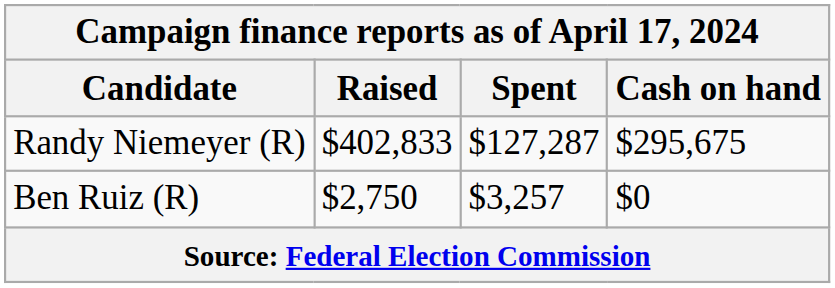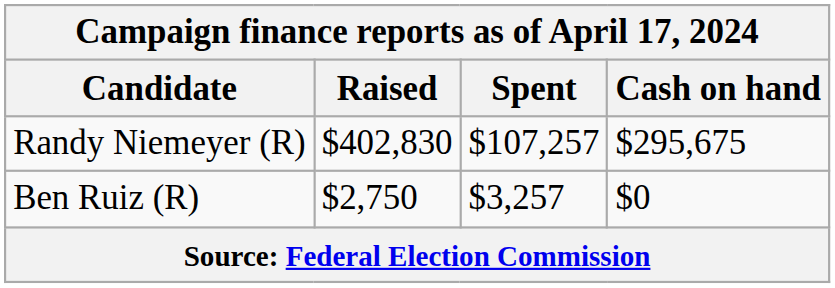(387, 142) $402,833 -> (387, 142) $402,830
(534, 142) $127,287 -> (534, 142) $107,257
